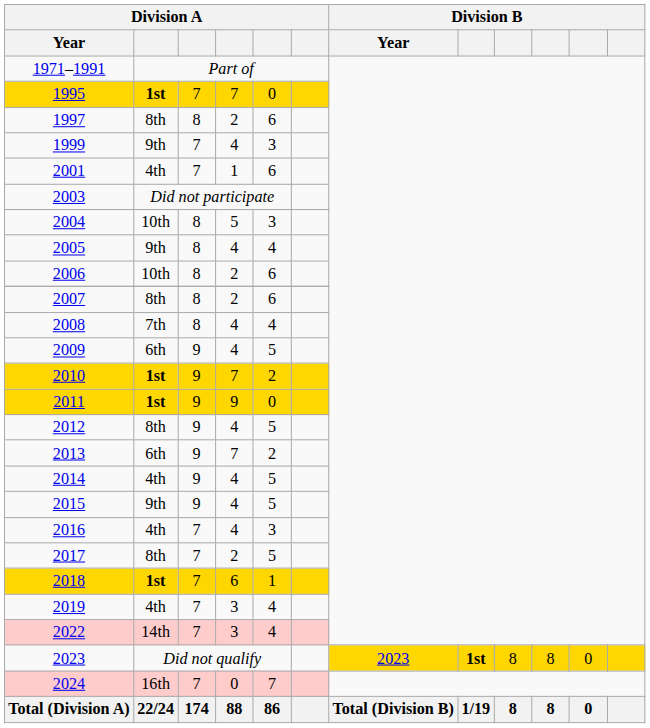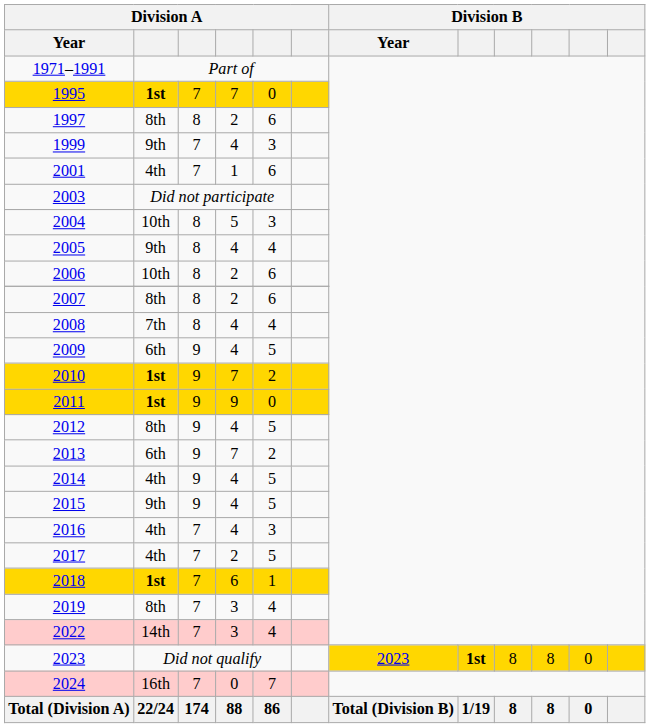(156, 555) 8th -> (156, 555) 4th
(156, 606) 4th -> (156, 606) 8th
